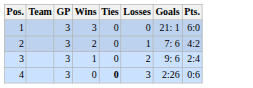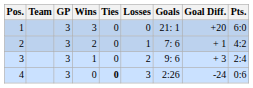+ column: (205, 12)
